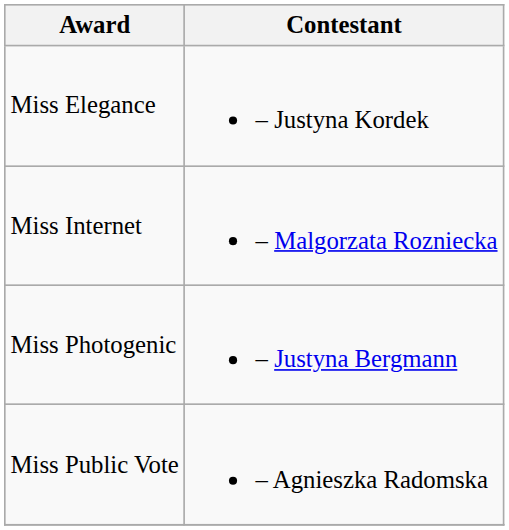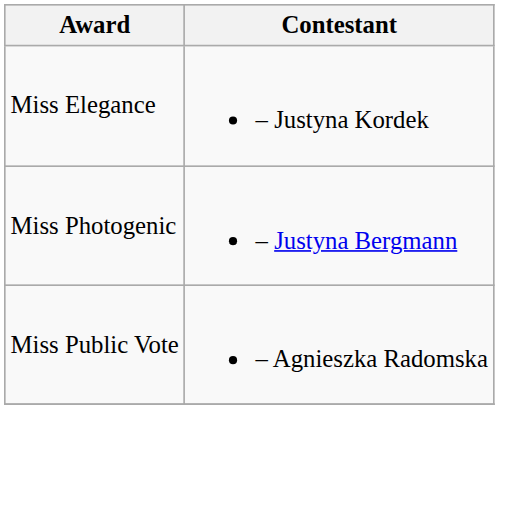- row: (76, 225)
